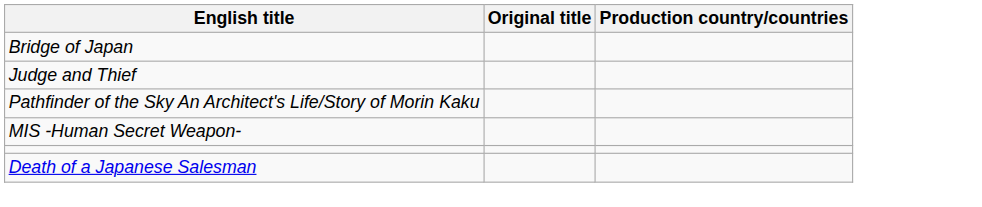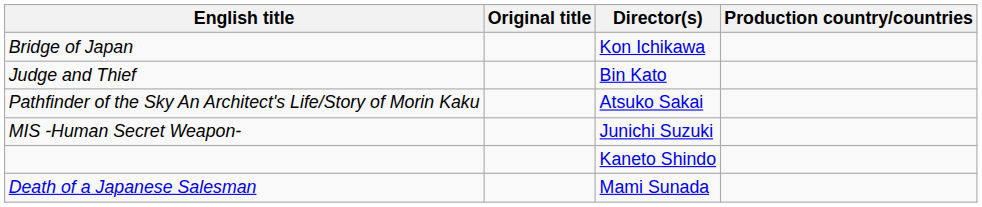+ column: (658, 18)
